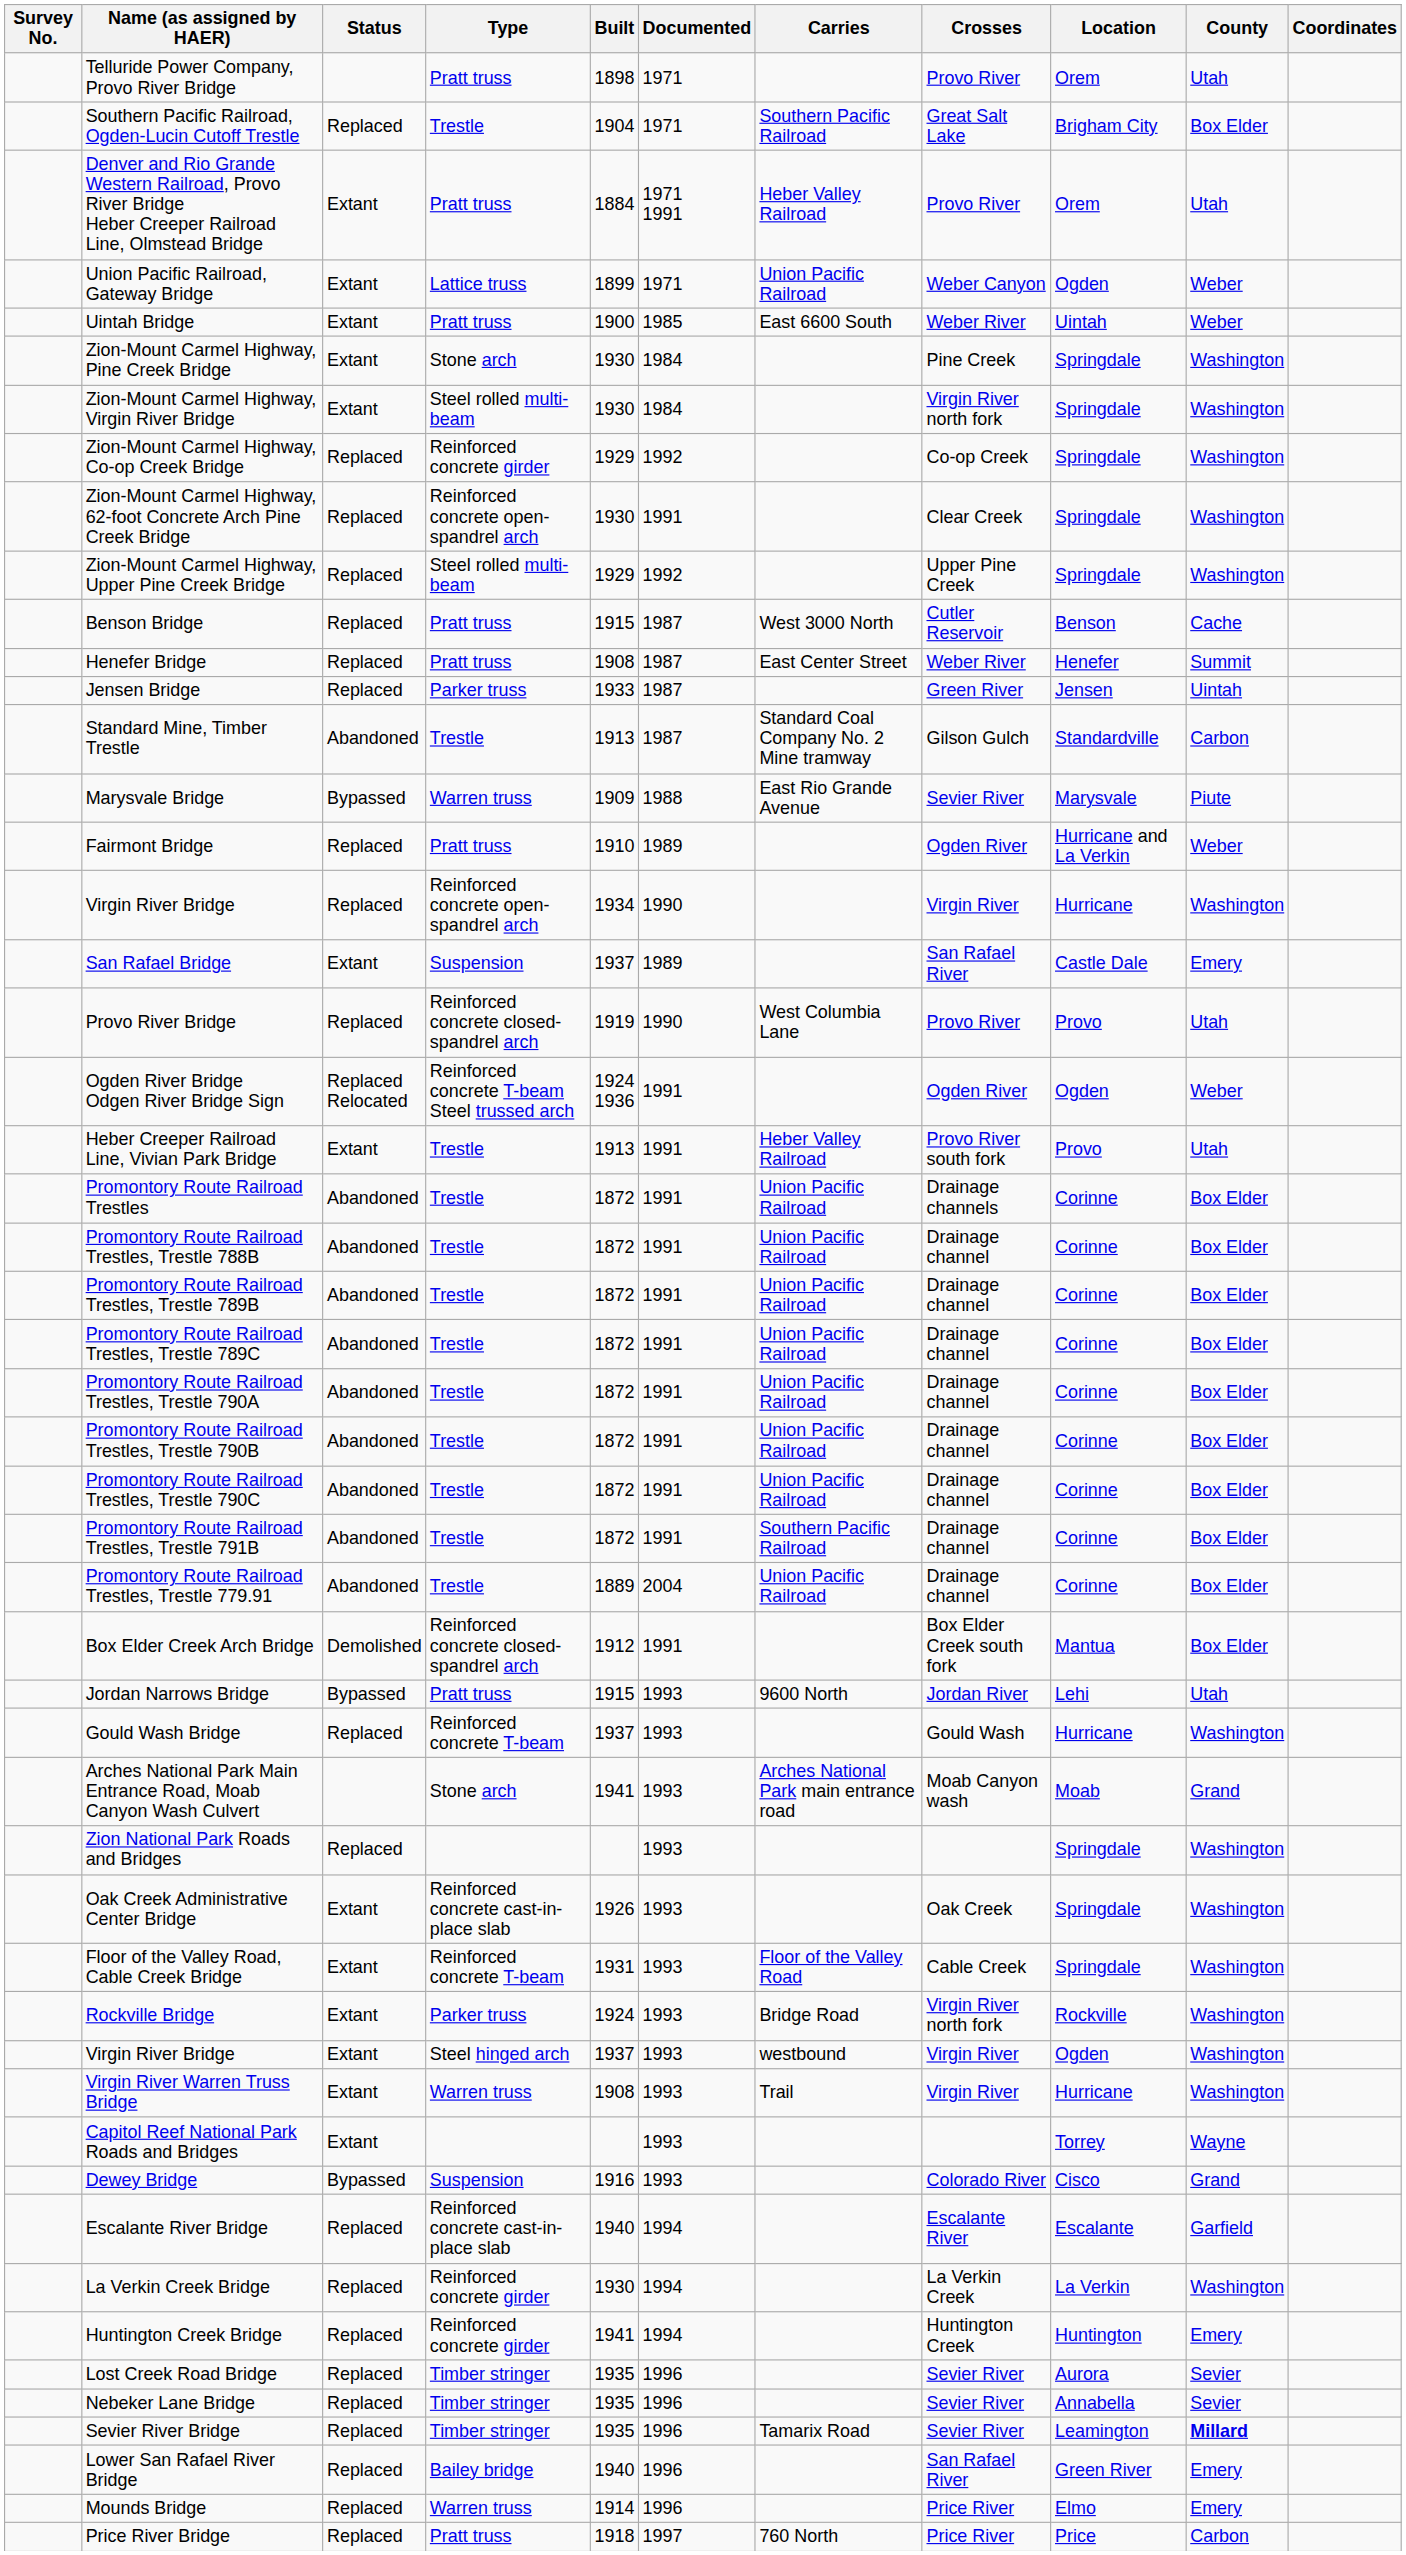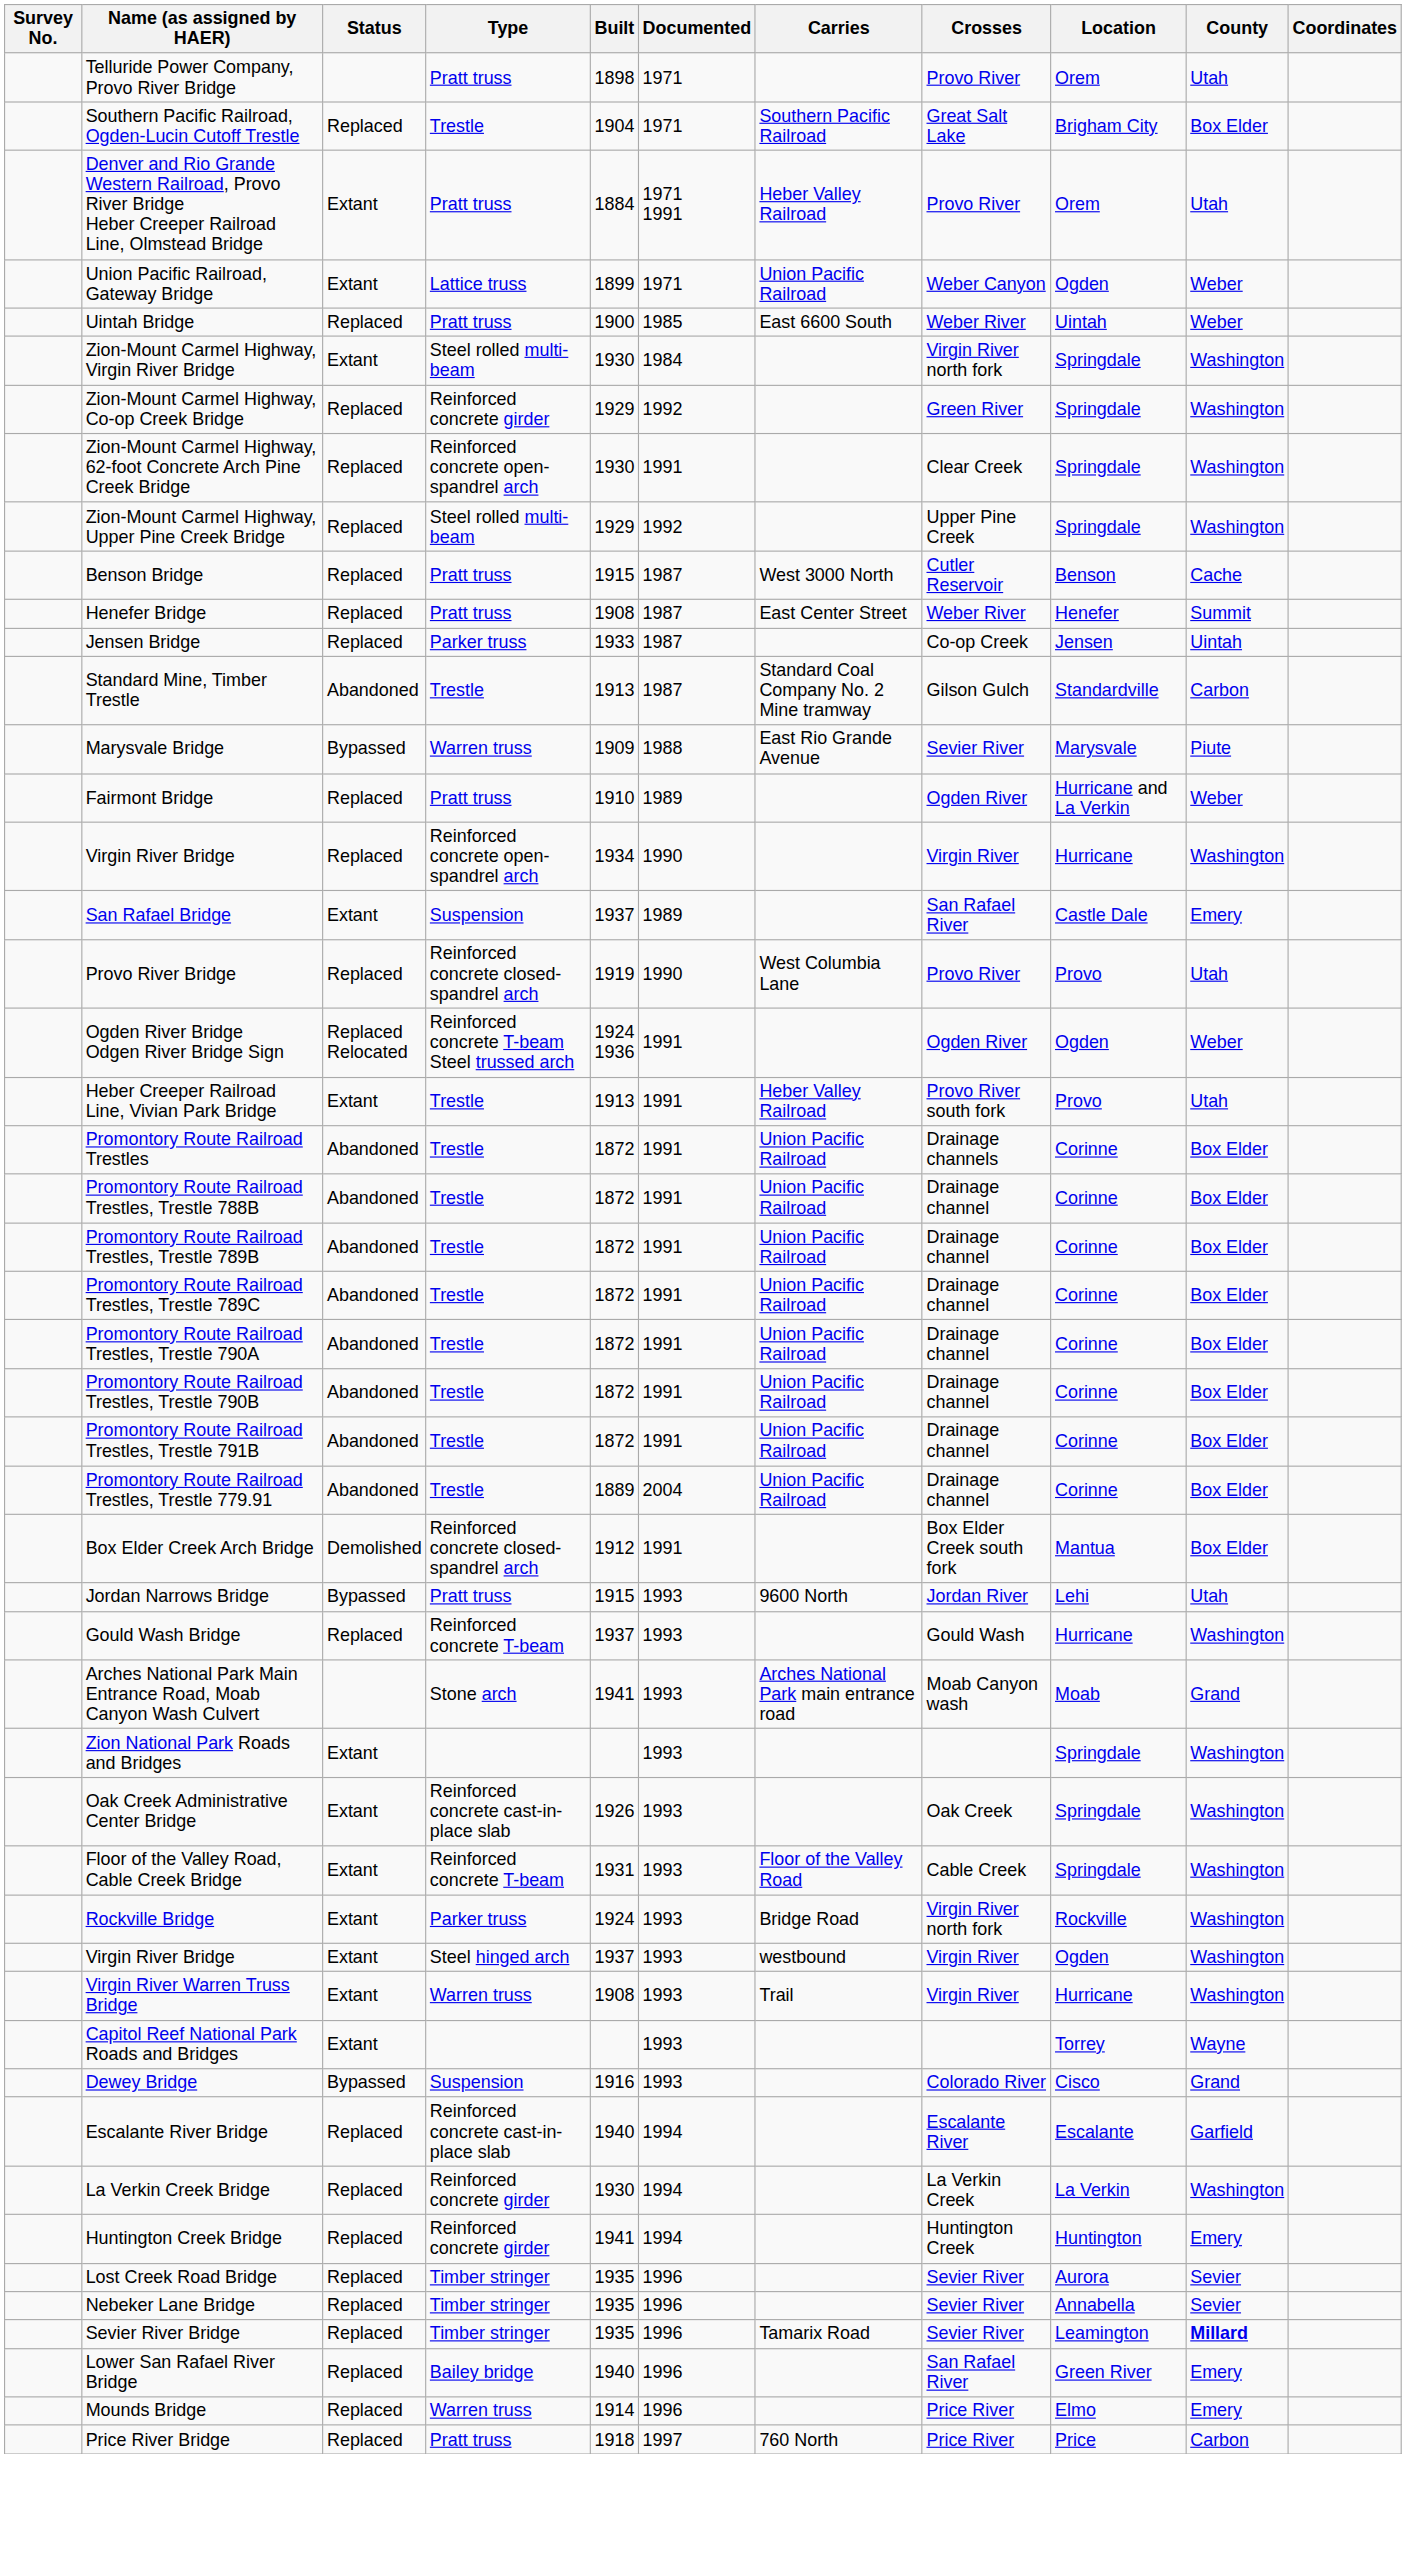(352, 322) Extant -> (365, 322) Replaced
- row: (201, 360)
(977, 457) Co-op Creek -> (975, 409) Green River
(975, 690) Green River -> (977, 641) Co-op Creek
- row: (194, 1489)
(825, 1538) Southern Pacific Railroad -> (812, 1441) Union Pacific Railroad
(365, 1850) Replaced -> (352, 1752) Extant
